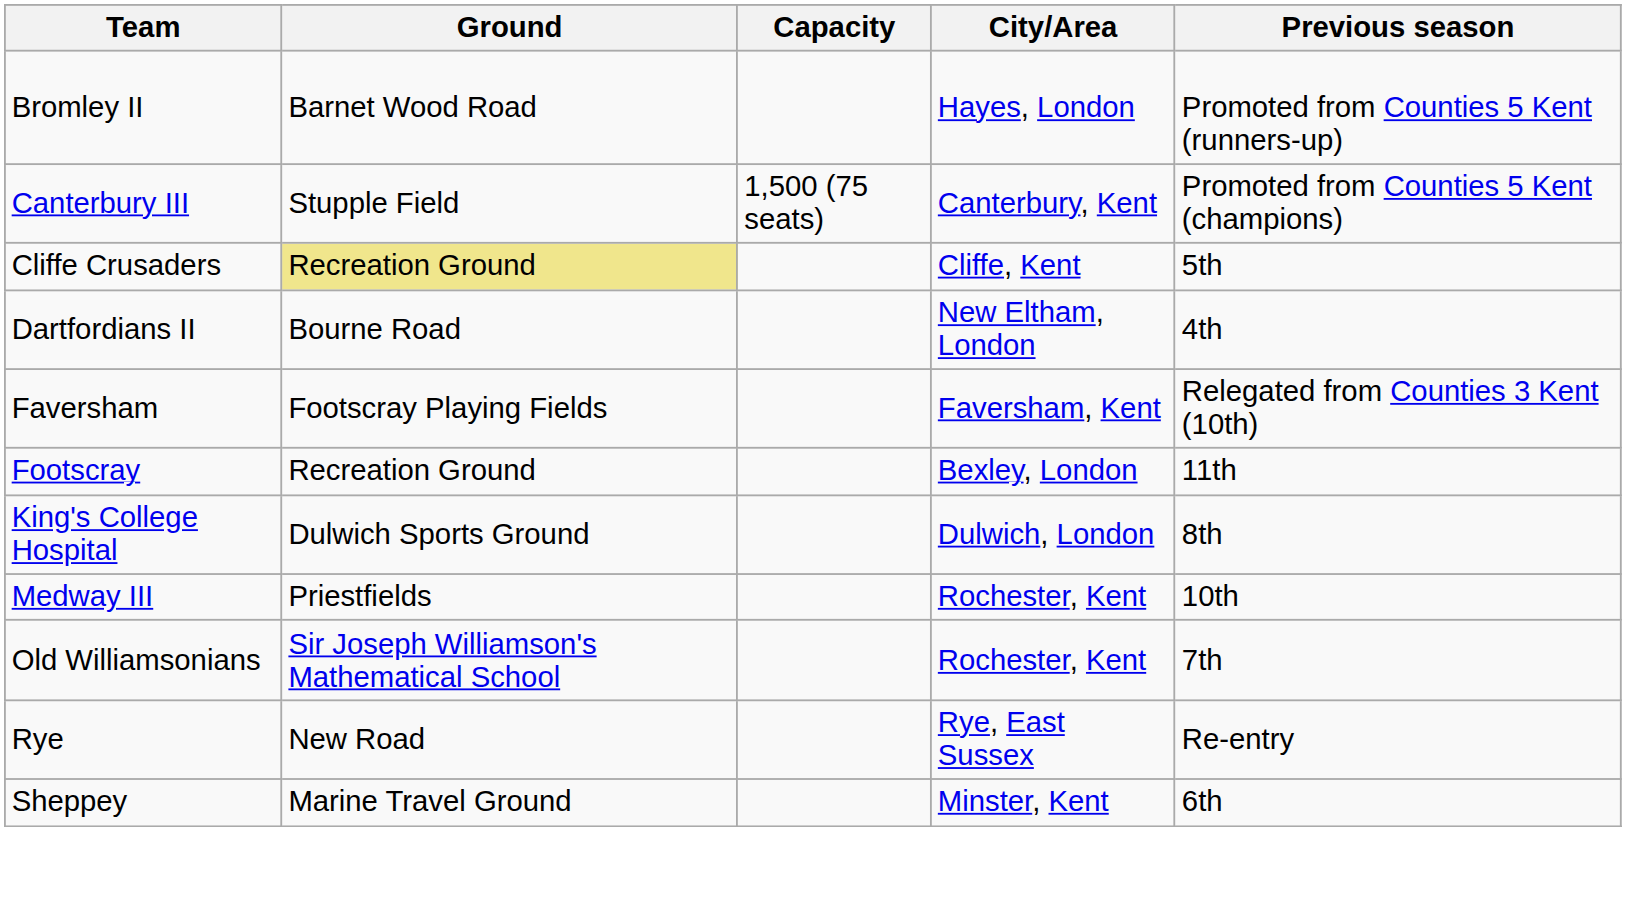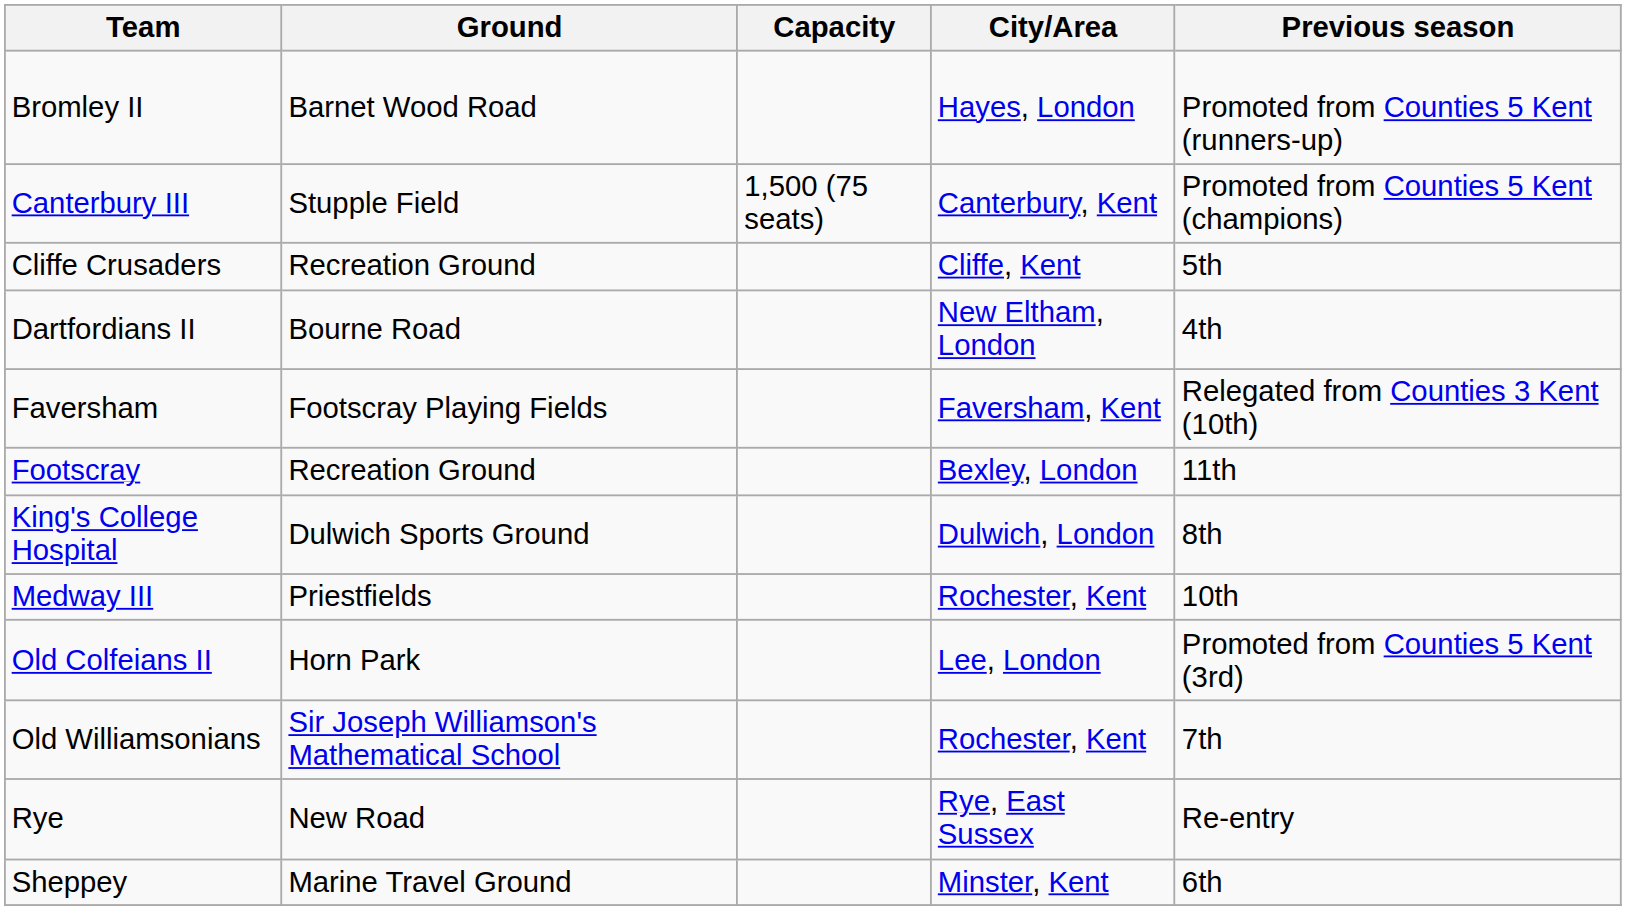(412, 265) khaki background -> (412, 265) no background
+ row: (112, 659)
